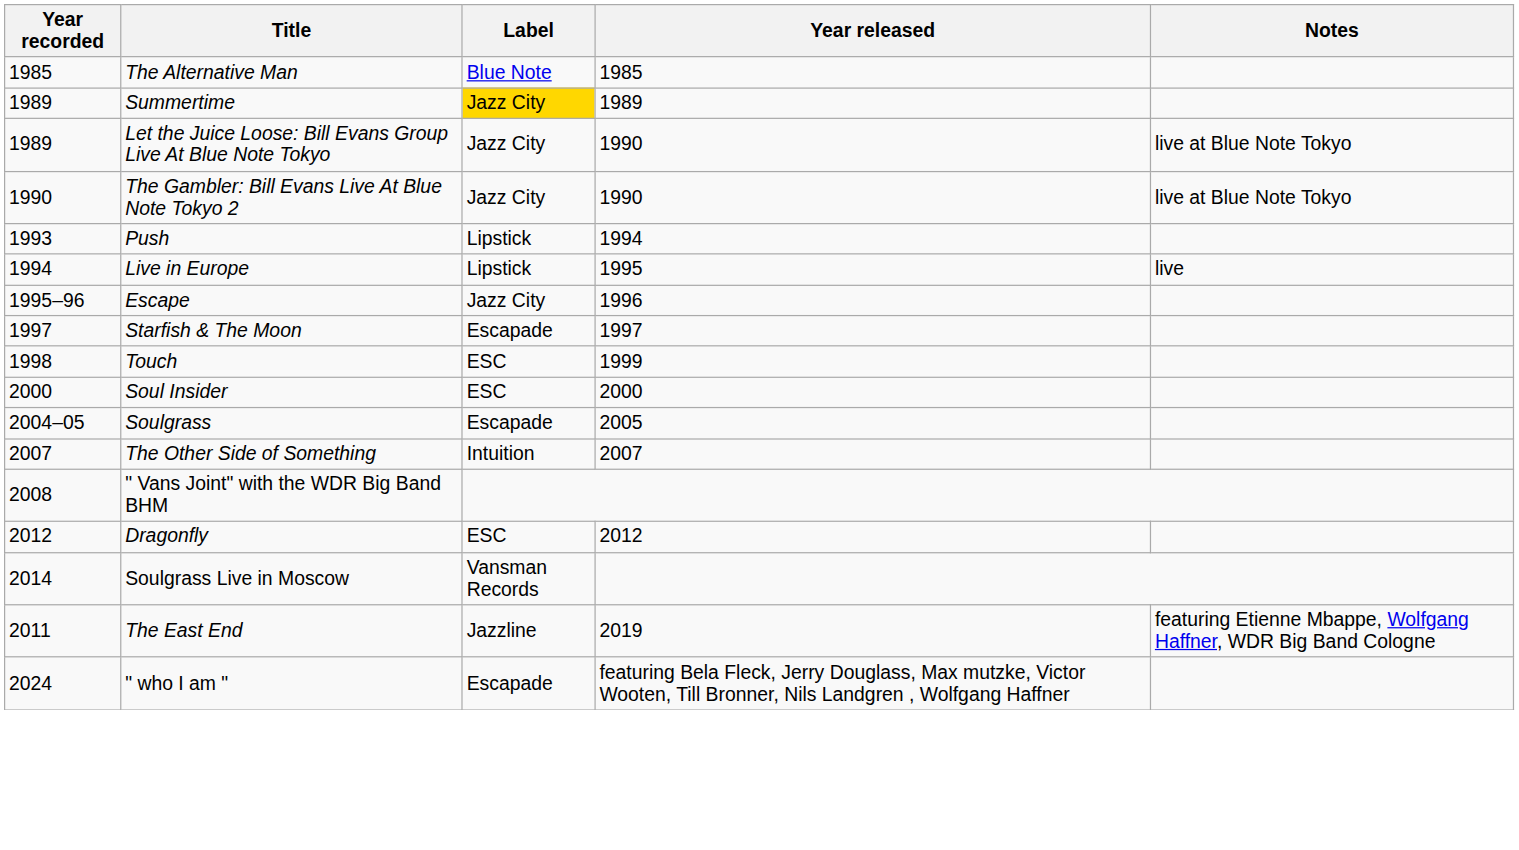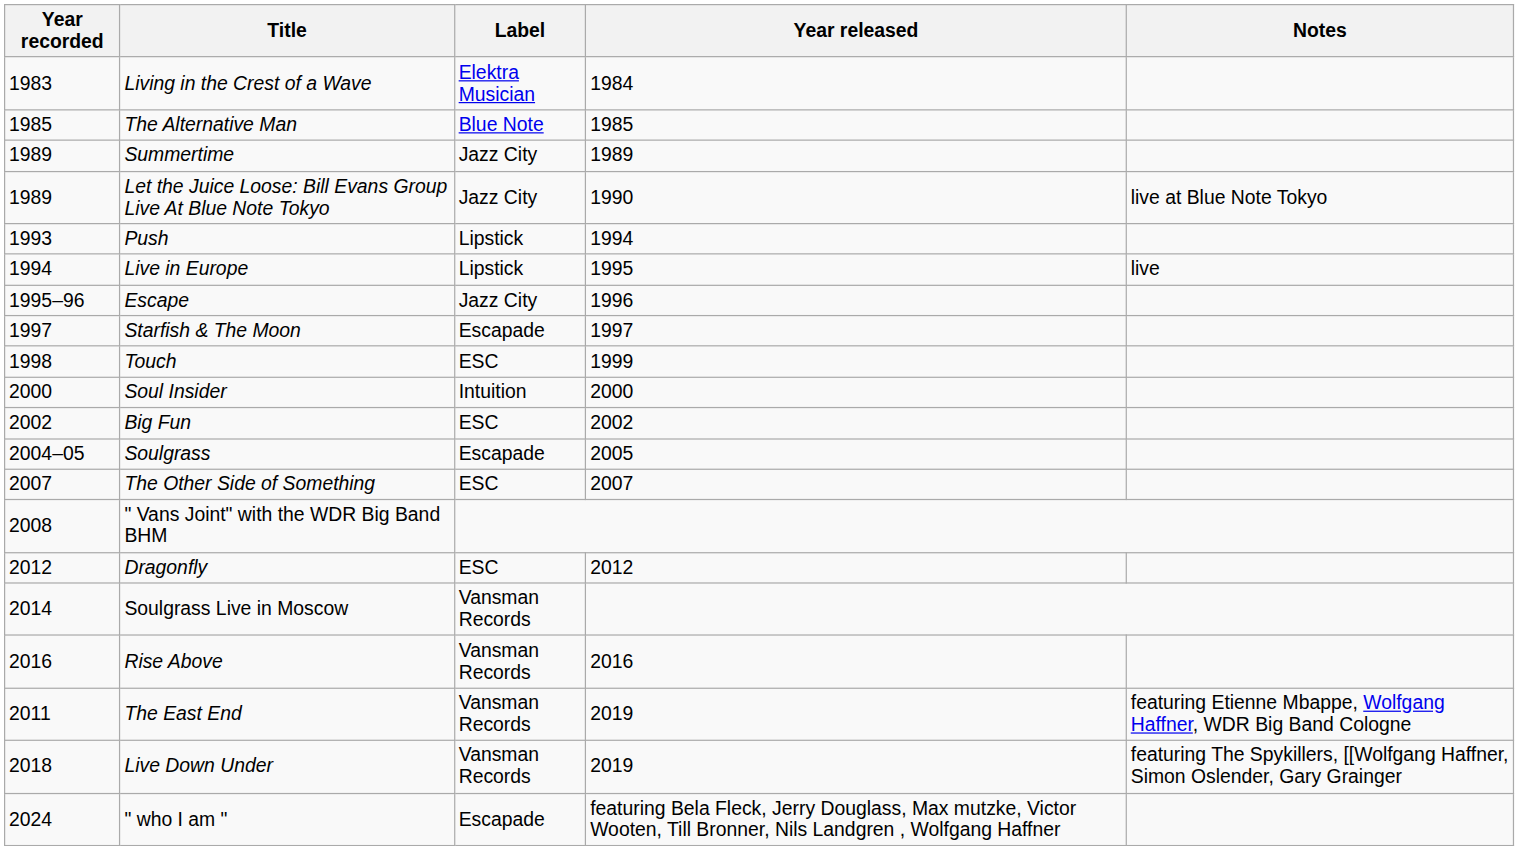+ row: (248, 83)
(506, 103) gold background -> (498, 155) no background
- row: (284, 197)
(487, 392) ESC -> (493, 392) Intuition
+ row: (158, 422)
(501, 453) Intuition -> (479, 484) ESC
+ row: (174, 661)
(502, 630) Jazzline -> (499, 714) Vansman Records
+ row: (199, 766)
